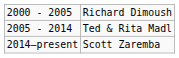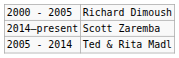rows swapped: (39, 29) <-> (42, 45)
